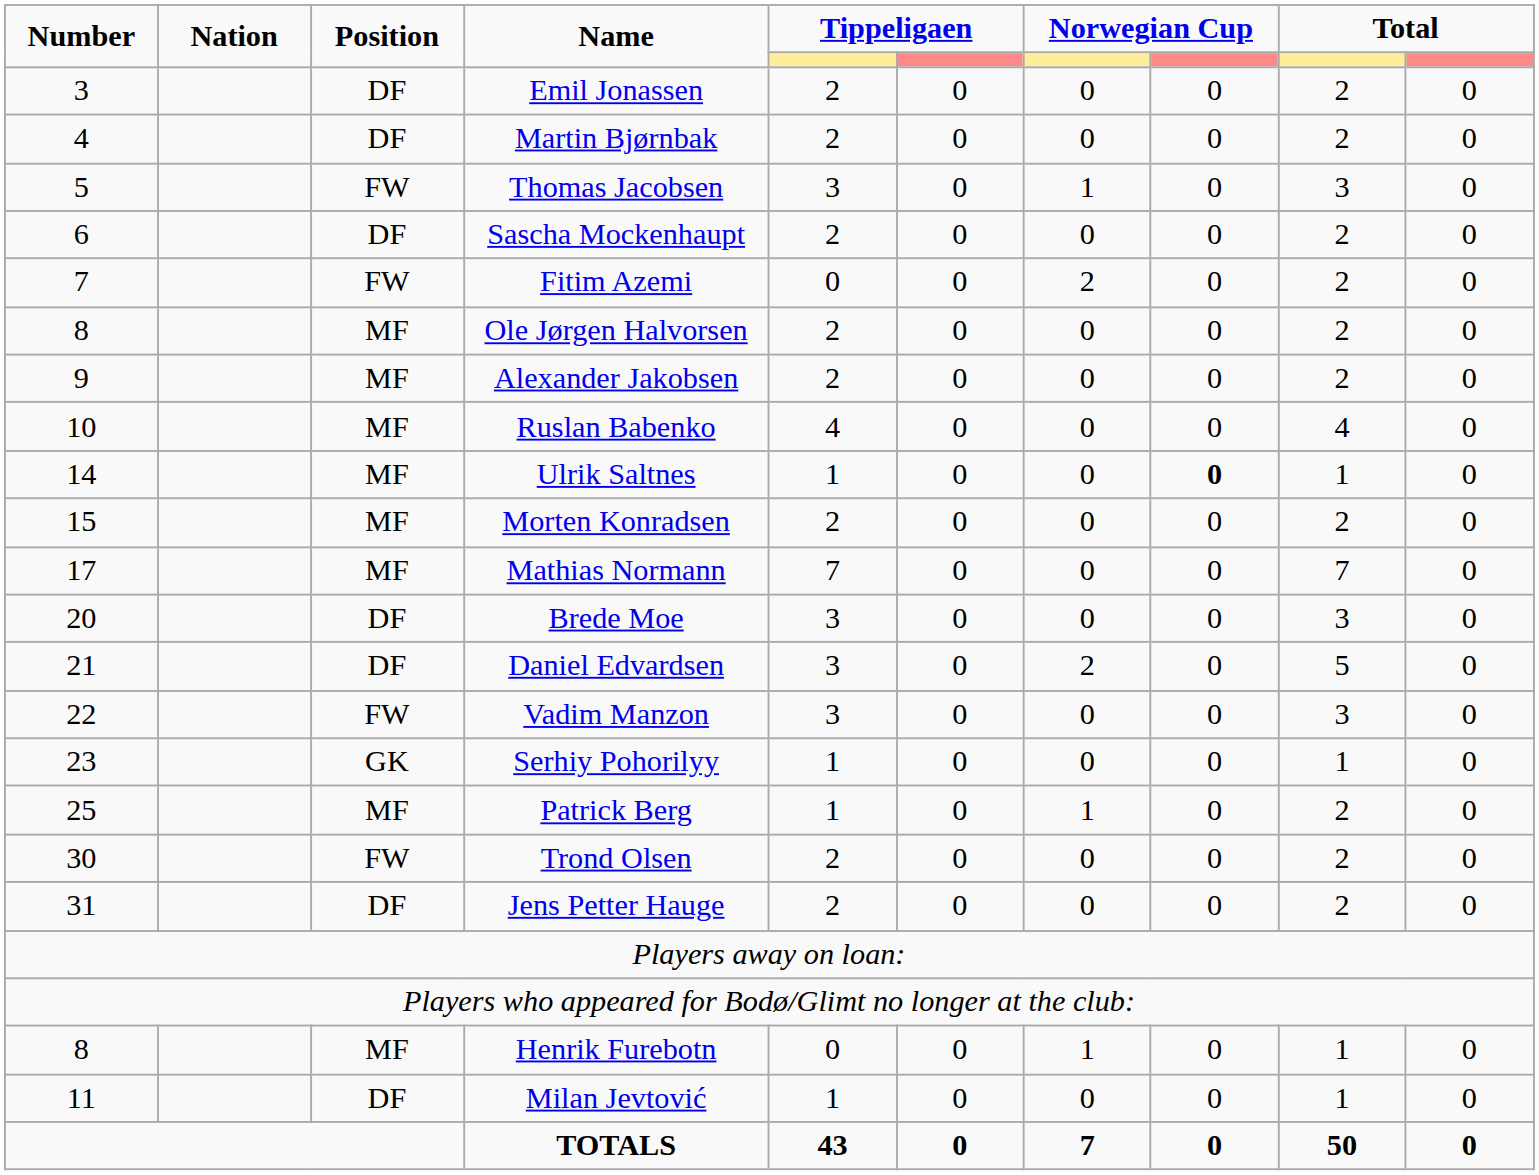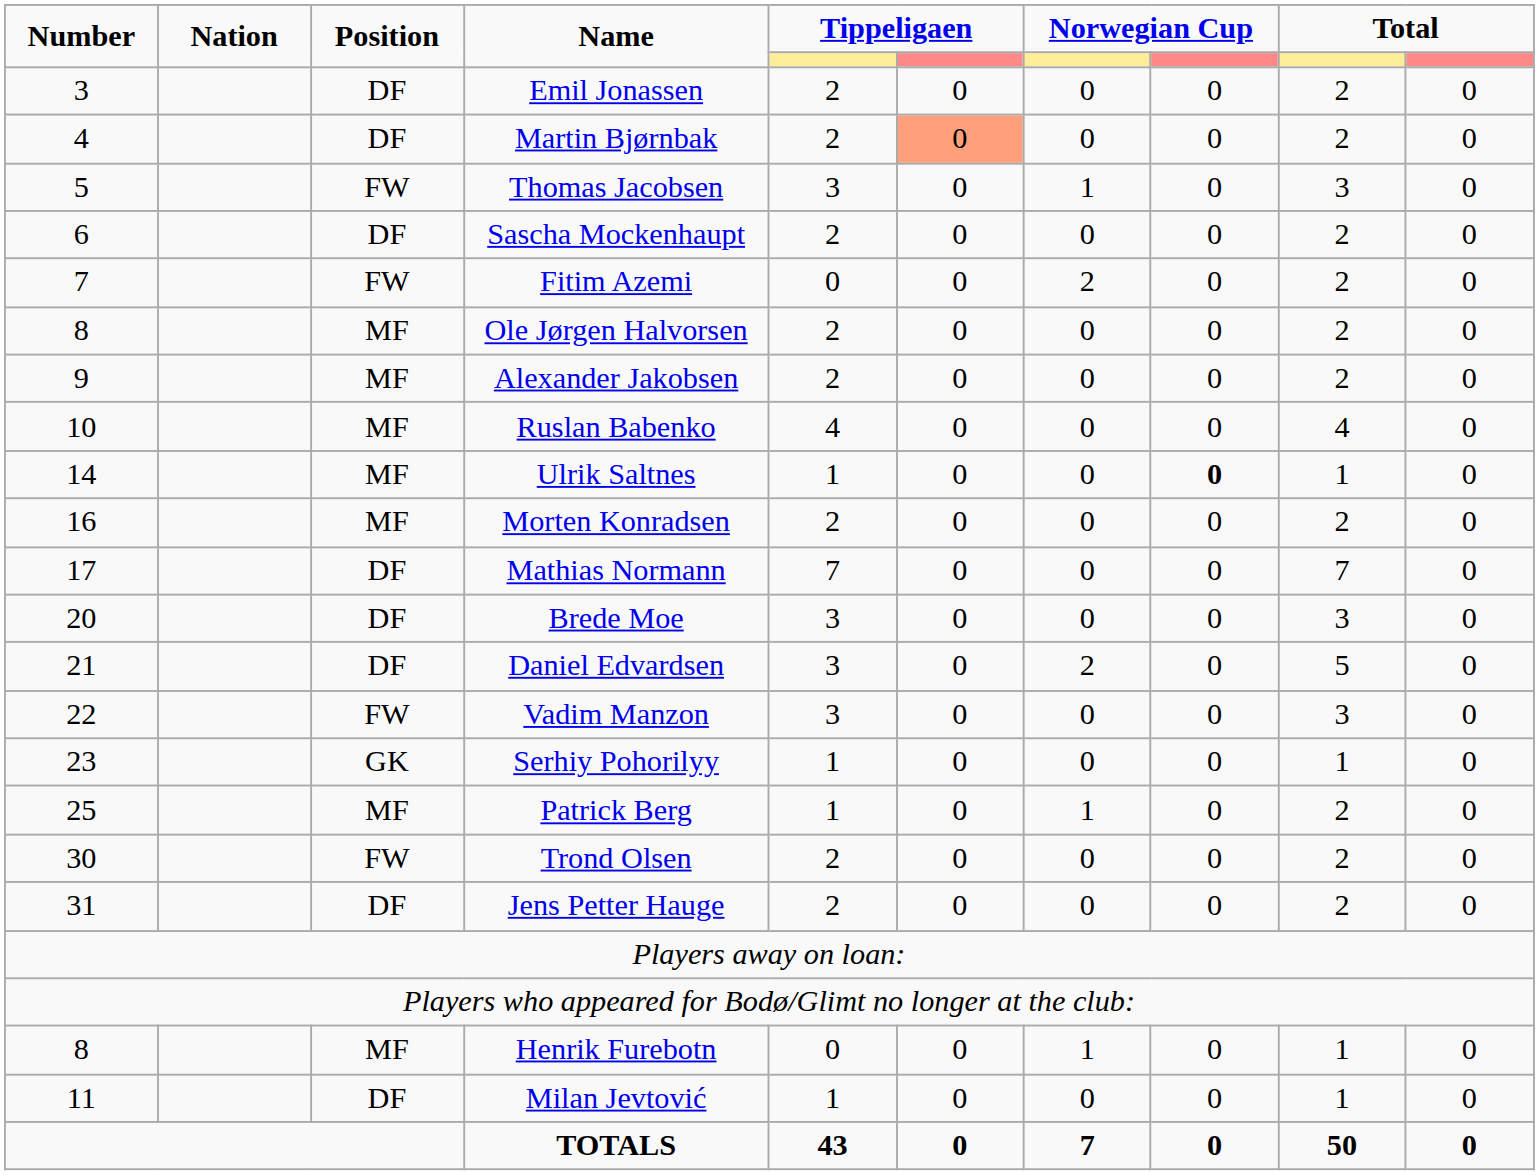(960, 138) no background -> (960, 138) lightsalmon background
(81, 522) 15 -> (81, 522) 16
(387, 569) MF -> (387, 569) DF
